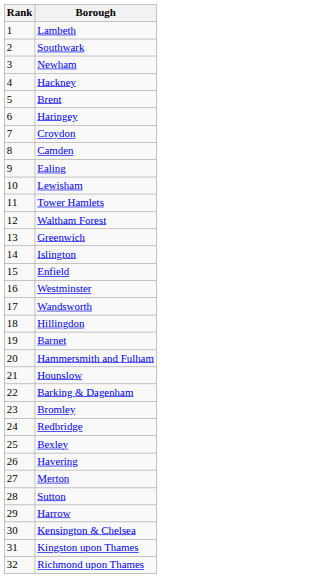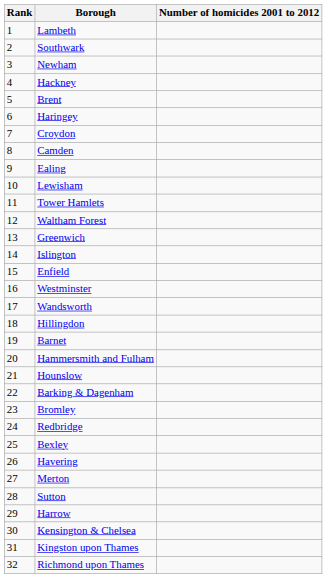+ column: (239, 13)
